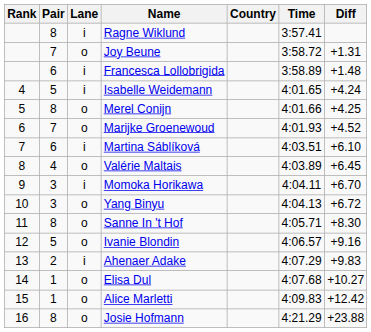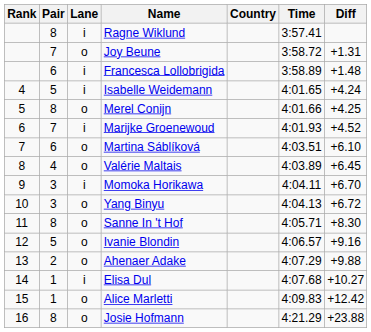(84, 128) o -> (84, 128) i
(84, 147) i -> (84, 147) o
(84, 261) i -> (84, 261) o
(346, 261) +9.83 -> (346, 261) +9.88
(84, 280) o -> (84, 280) i
